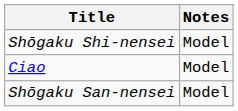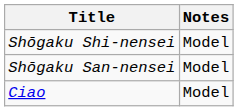rows swapped: (92, 93) <-> (27, 68)
